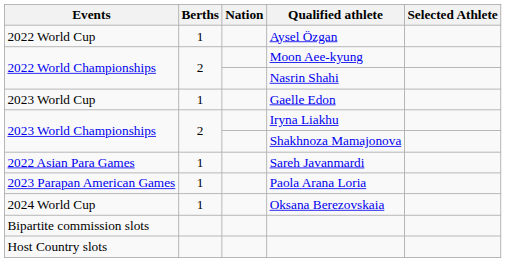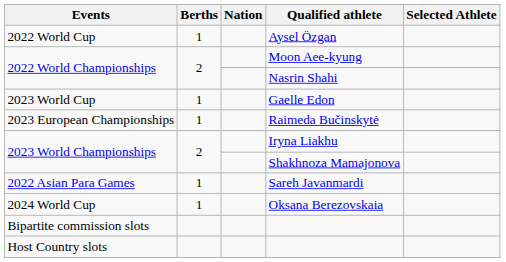+ row: (91, 120)
- row: (91, 183)
